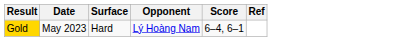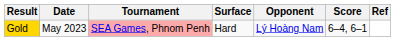+ column: (150, 12)
